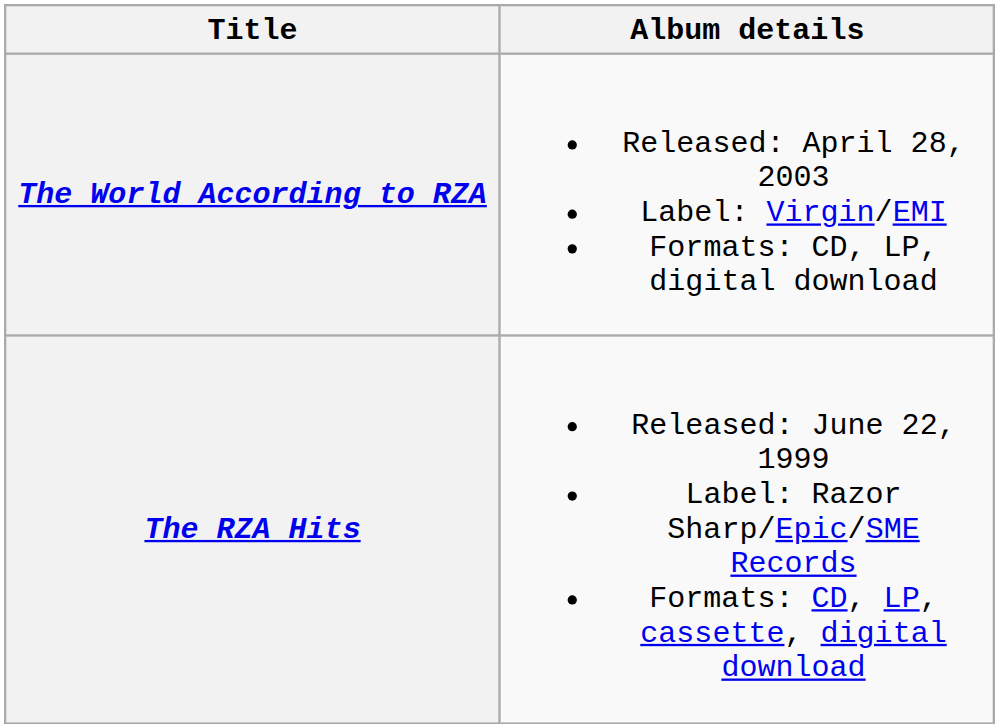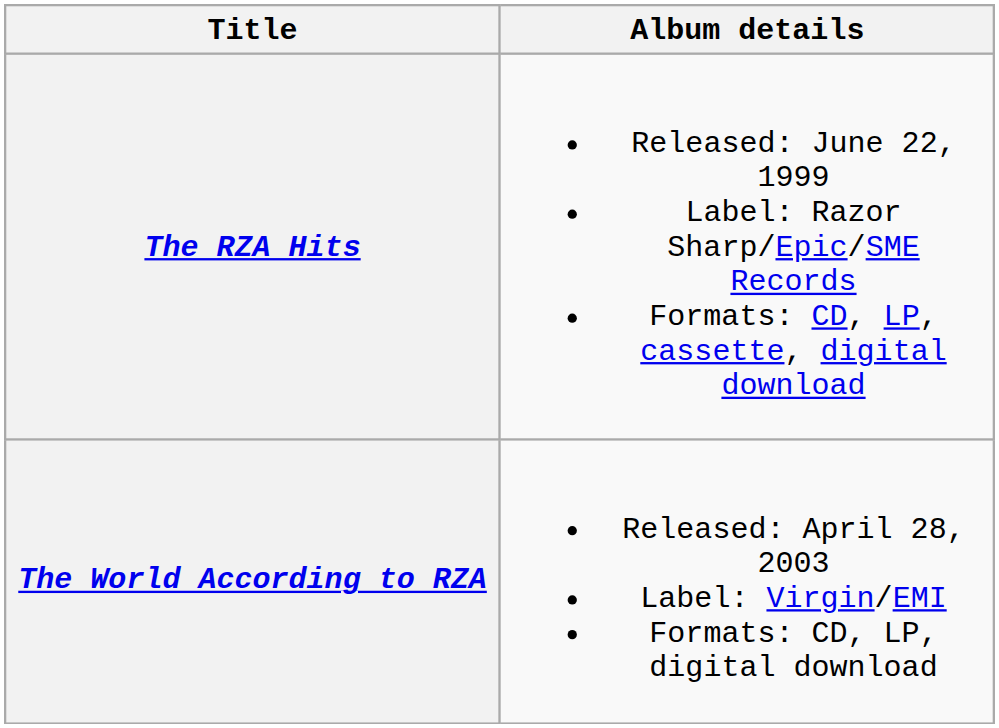rows swapped: (253, 529) <-> (253, 195)
